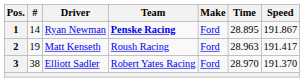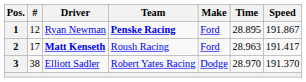(35, 30) 14 -> (35, 30) 12
(35, 47) 19 -> (35, 47) 17
(73, 47) normal -> (75, 47) bold
(210, 64) Ford -> (214, 64) Dodge
